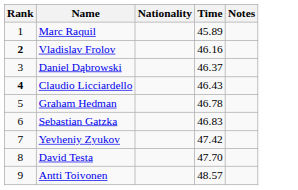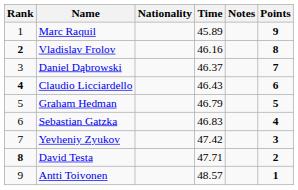+ column: (275, 13)
(210, 103) 46.78 -> (210, 103) 46.79
(20, 157) normal -> (20, 157) bold
(210, 157) 47.70 -> (210, 157) 47.71
